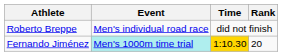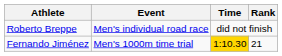(143, 44) paleturquoise background -> (143, 44) no background
(257, 44) 20 -> (257, 44) 21
